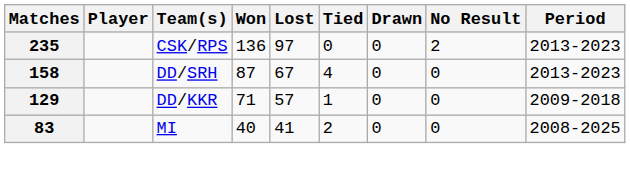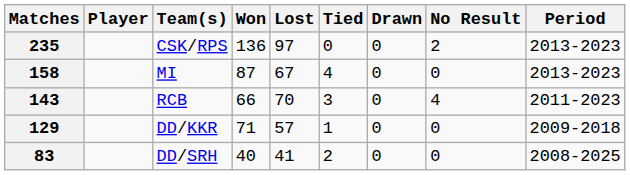(187, 74) DD/SRH -> (167, 74) MI
+ row: (44, 101)
(167, 129) MI -> (187, 156) DD/SRH
